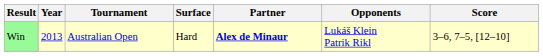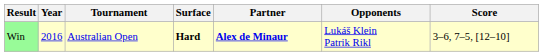(52, 36) 2013 -> (52, 36) 2016
(186, 36) normal -> (188, 36) bold
